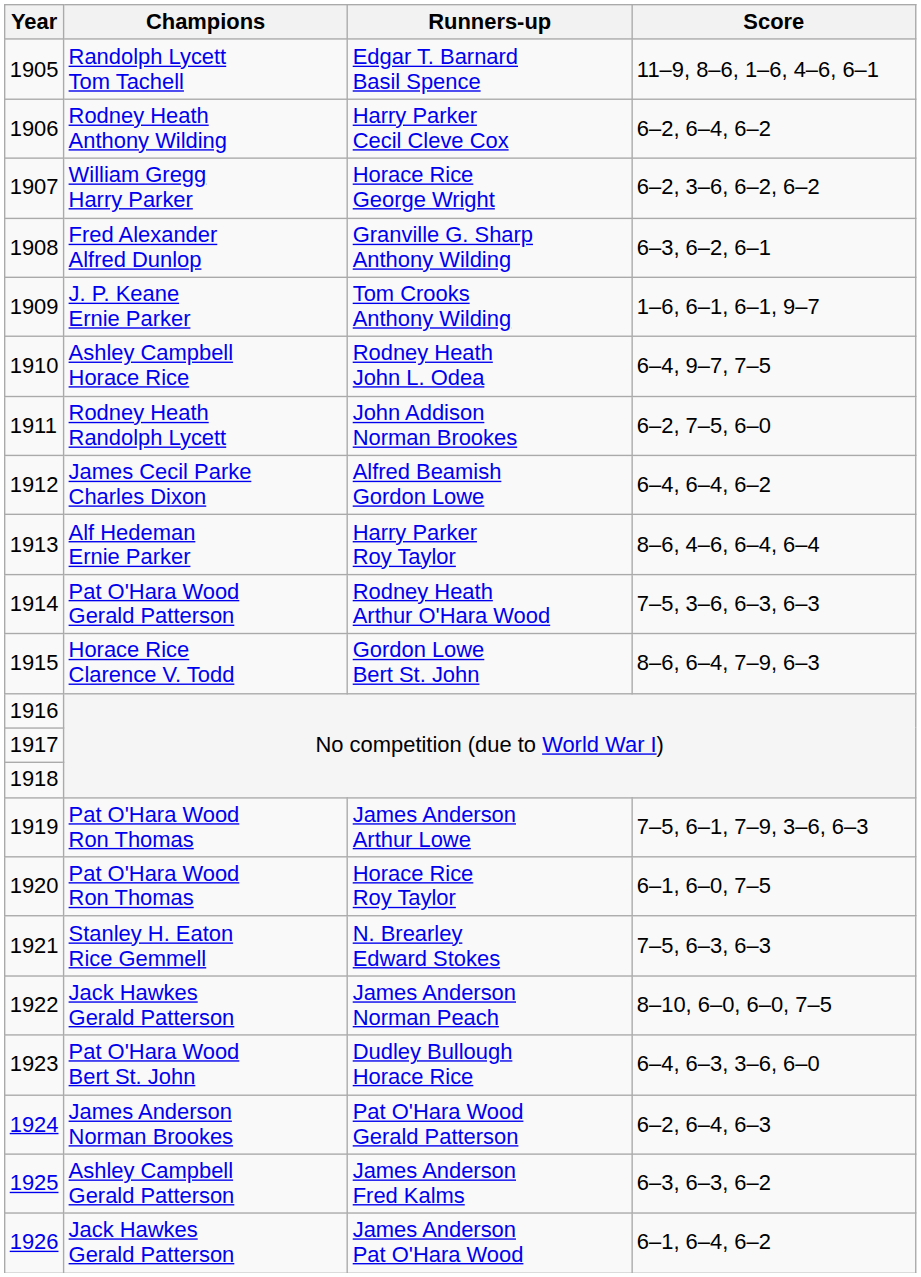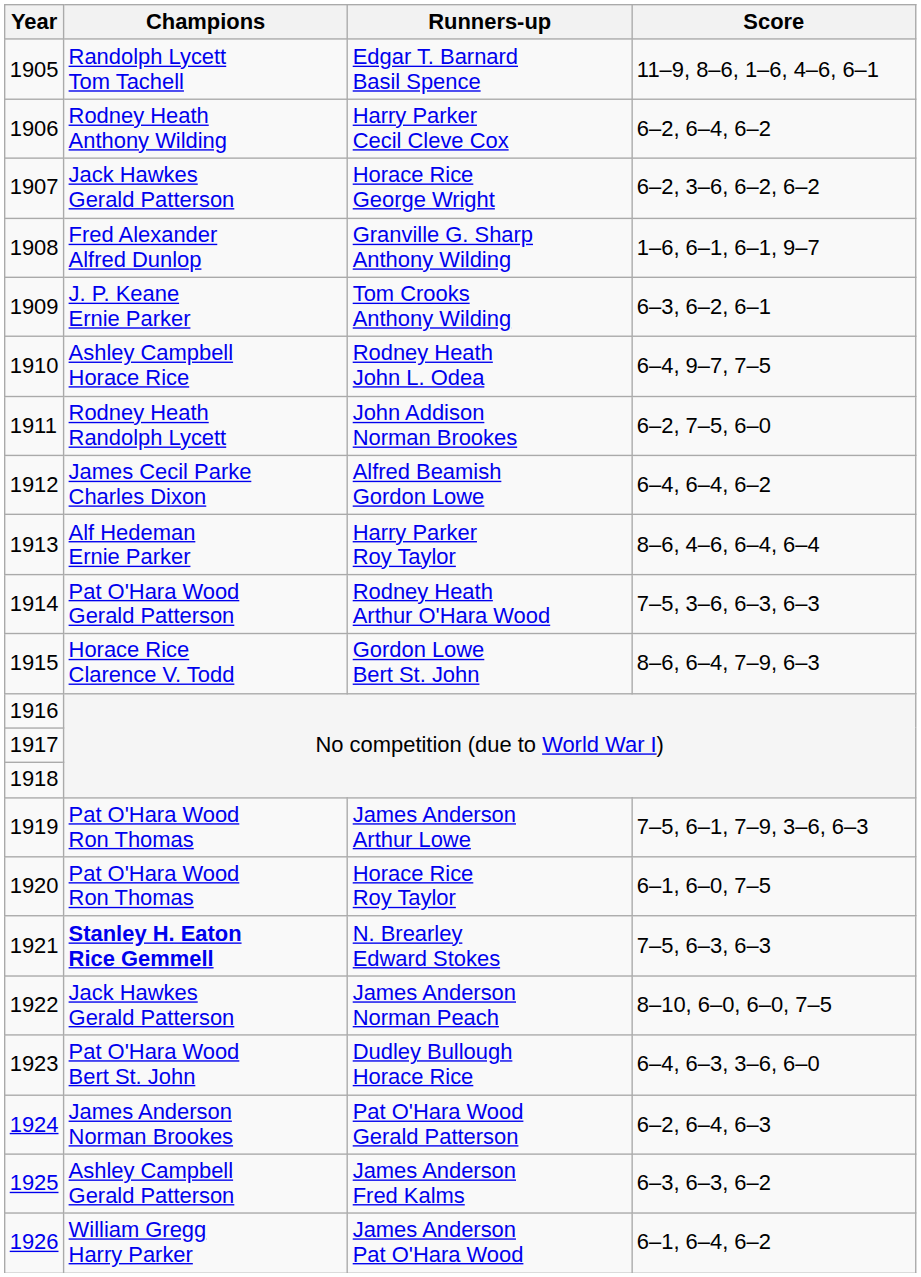(137, 187) William Gregg Harry Parker -> (151, 187) Jack Hawkes Gerald Patterson
(704, 247) 6–3, 6–2, 6–1 -> (728, 247) 1–6, 6–1, 6–1, 9–7
(728, 306) 1–6, 6–1, 6–1, 9–7 -> (704, 306) 6–3, 6–2, 6–1
(151, 945) normal -> (155, 945) bold
(151, 1242) Jack Hawkes Gerald Patterson -> (137, 1242) William Gregg Harry Parker
